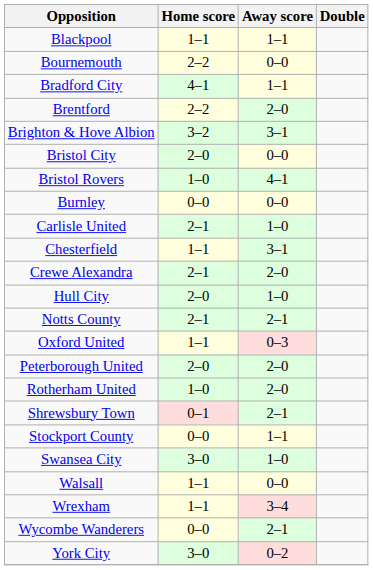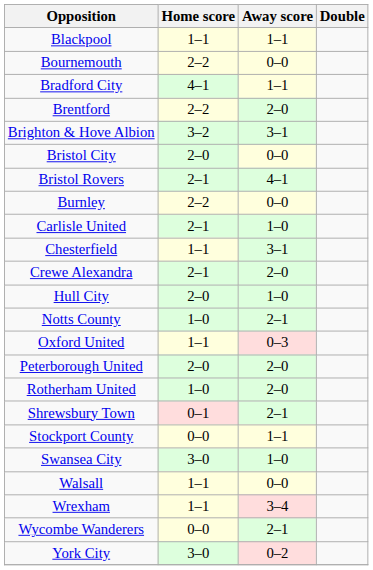(198, 179) 1–0 -> (198, 179) 2–1
(198, 202) 0–0 -> (198, 202) 2–2
(198, 319) 2–1 -> (198, 319) 1–0
